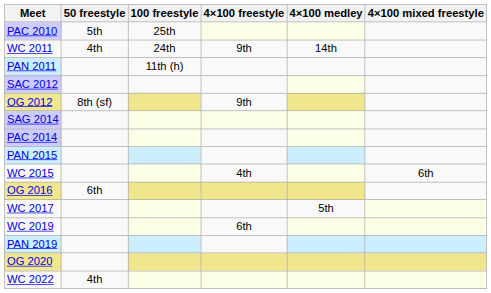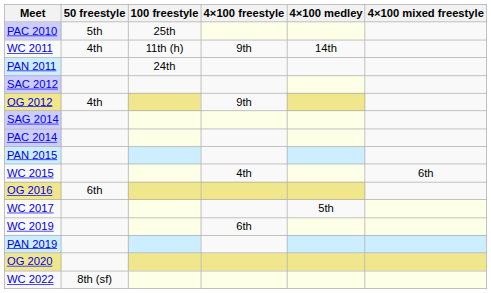(165, 48) 24th -> (165, 48) 11th (h)
(165, 66) 11th (h) -> (165, 66) 24th
(95, 102) 8th (sf) -> (95, 102) 4th
(95, 279) 4th -> (95, 279) 8th (sf)
